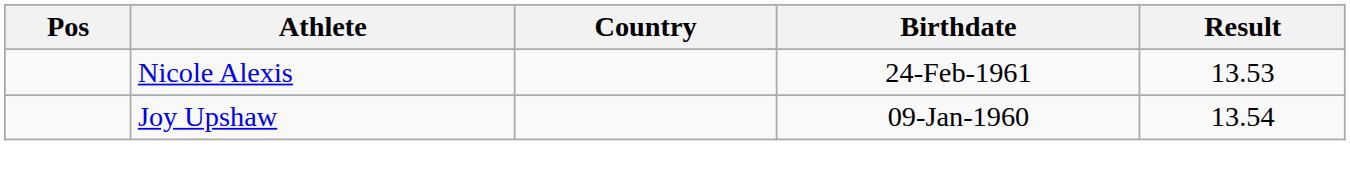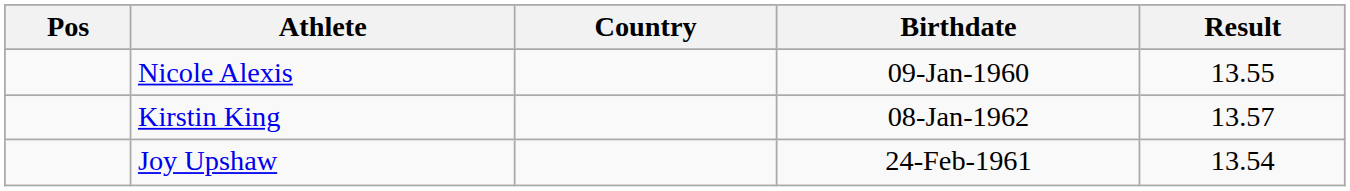(958, 71) 24-Feb-1961 -> (958, 71) 09-Jan-1960
(1243, 71) 13.53 -> (1243, 71) 13.55
+ row: (209, 116)
(958, 116) 09-Jan-1960 -> (958, 161) 24-Feb-1961
